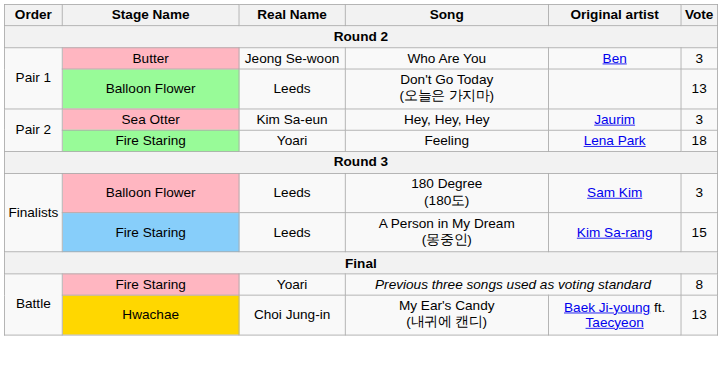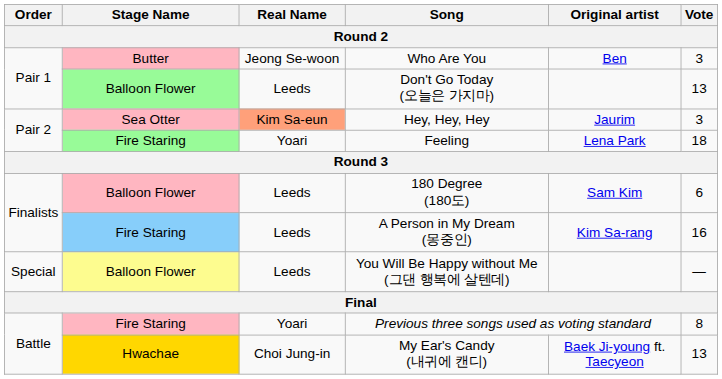(292, 119) no background -> (292, 119) lightsalmon background
(699, 193) 3 -> (699, 193) 6
(699, 232) 15 -> (699, 232) 16
+ row: (447, 271)
